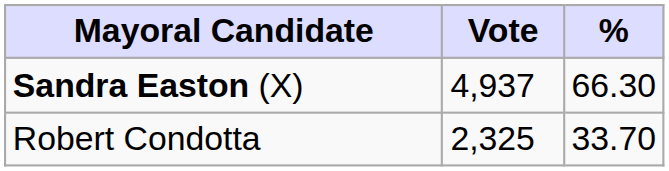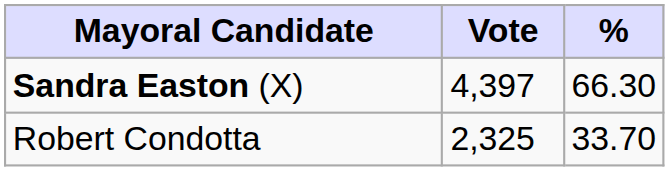(493, 84) 4,937 -> (493, 84) 4,397
